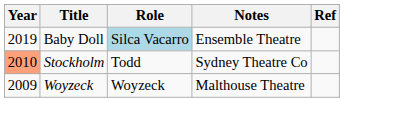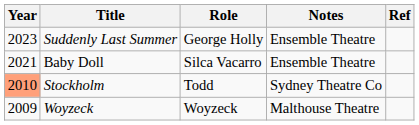+ row: (110, 39)
(22, 39) 2019 -> (22, 62) 2021
(150, 39) lightblue background -> (223, 62) no background
